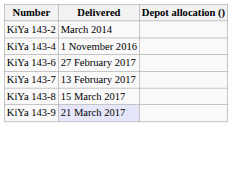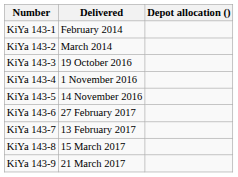+ row: (31, 29)
+ row: (31, 63)
+ row: (31, 96)
(93, 113) lavender background -> (93, 163) no background
